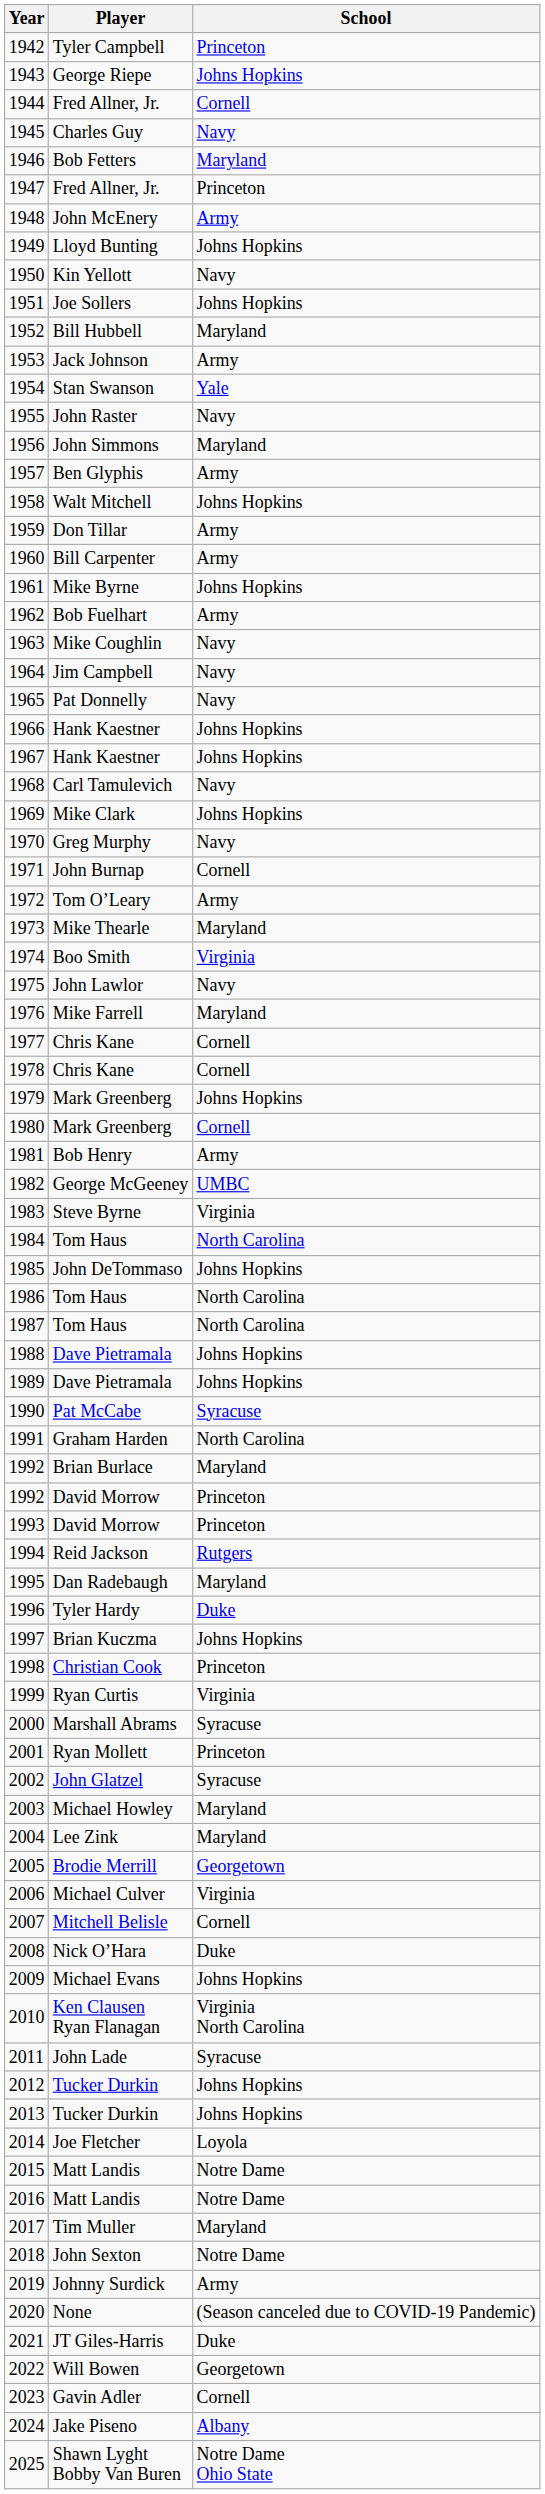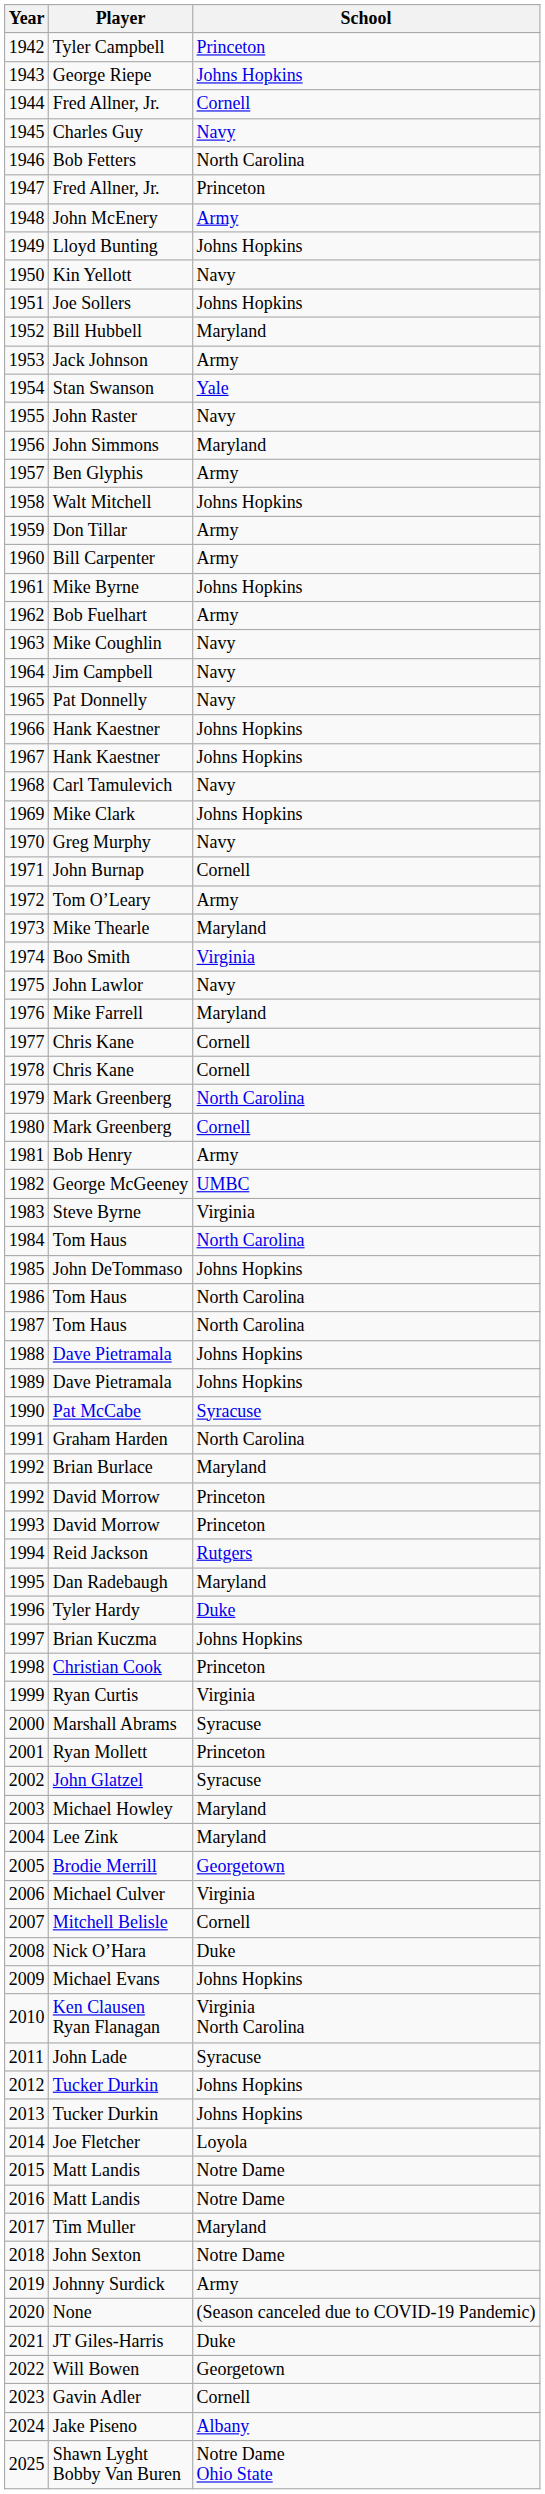(231, 160) Maryland -> (251, 160) North Carolina
(250, 1098) Johns Hopkins -> (251, 1098) North Carolina
